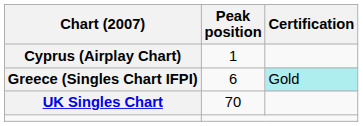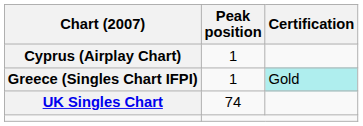(233, 79) 6 -> (233, 79) 1
(233, 102) 70 -> (233, 102) 74
